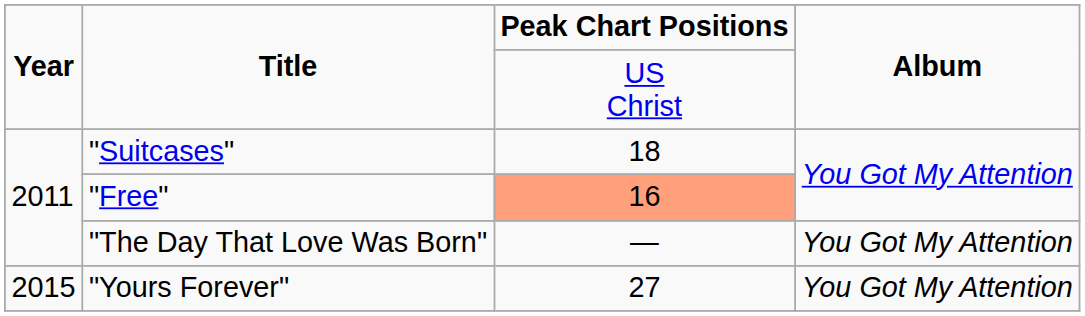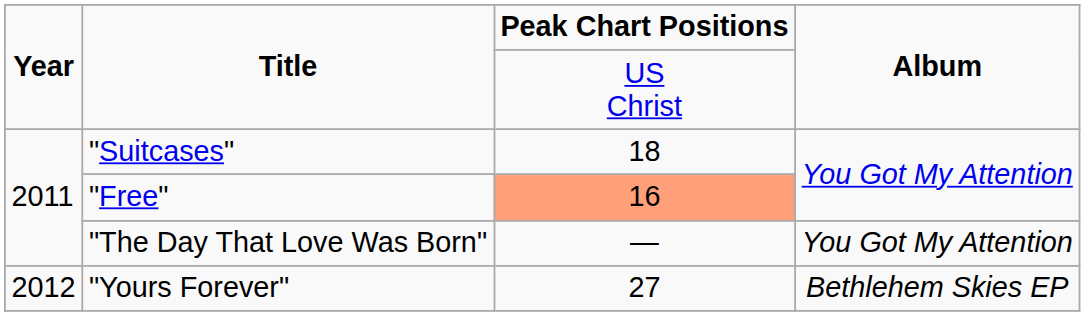(44, 288) 2015 -> (44, 288) 2012
(937, 288) You Got My Attention -> (937, 288) Bethlehem Skies EP
